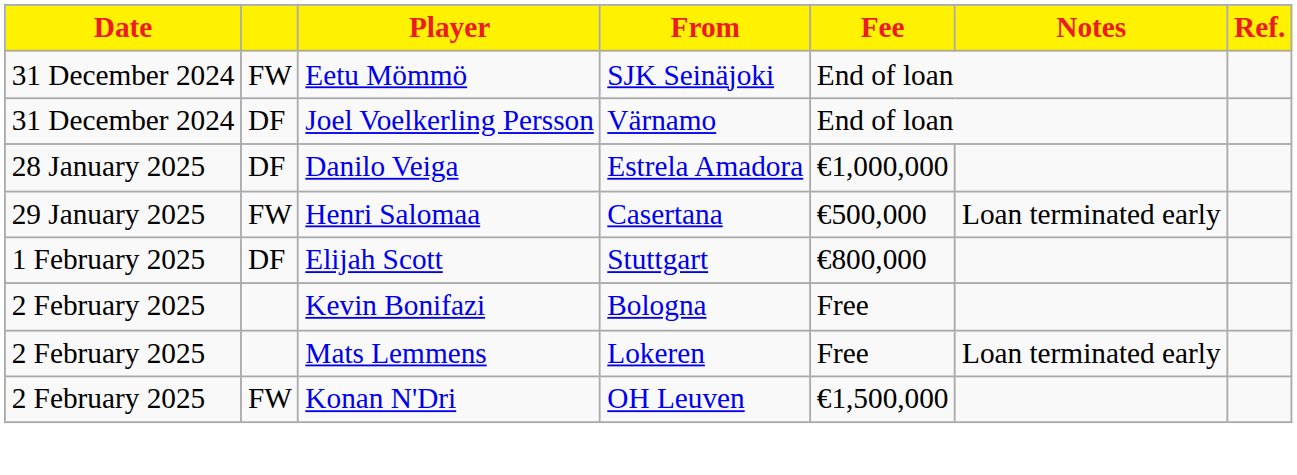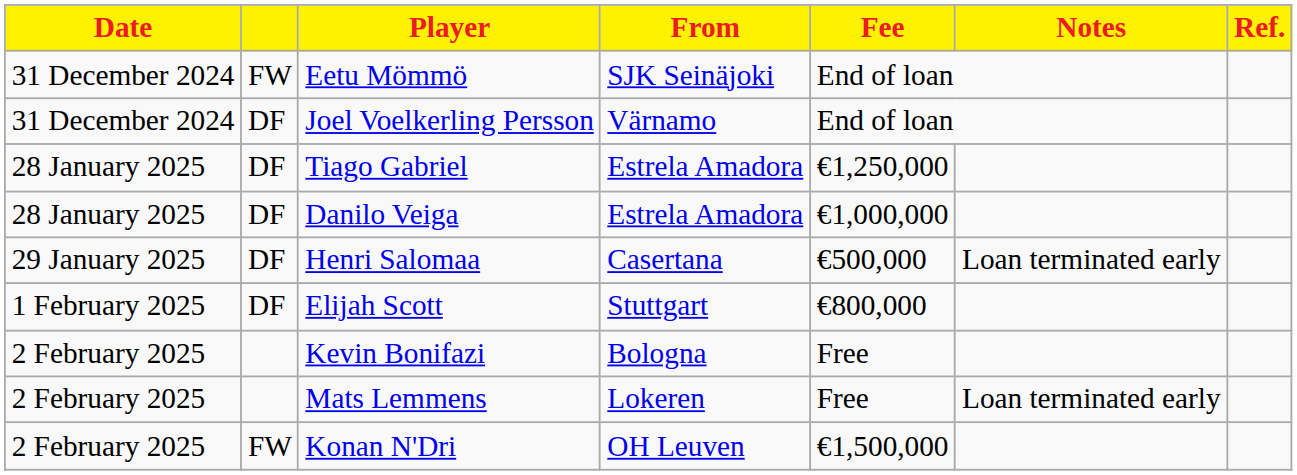+ row: (387, 167)
(270, 213) FW -> (267, 259) DF
